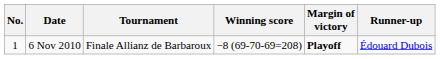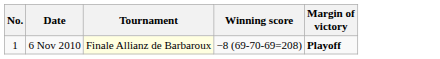- column: (396, 20)
(149, 45) no background -> (149, 45) lightyellow background
